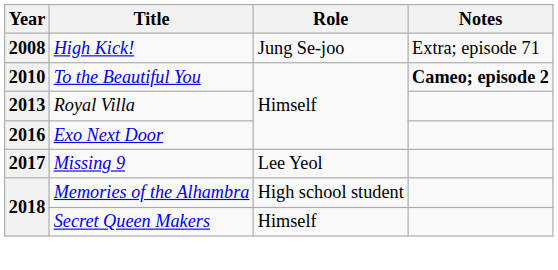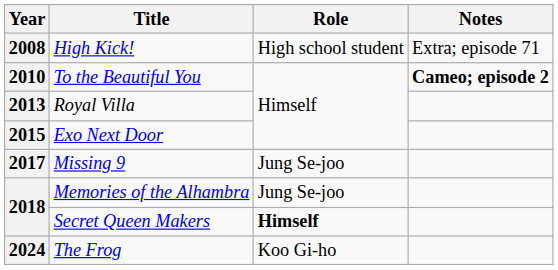(301, 47) Jung Se-joo -> (331, 47) High school student
(27, 134) 2016 -> (27, 134) 2015
(290, 163) Lee Yeol -> (301, 163) Jung Se-joo
(331, 192) High school student -> (301, 192) Jung Se-joo
(287, 221) normal -> (288, 221) bold
+ row: (88, 250)
